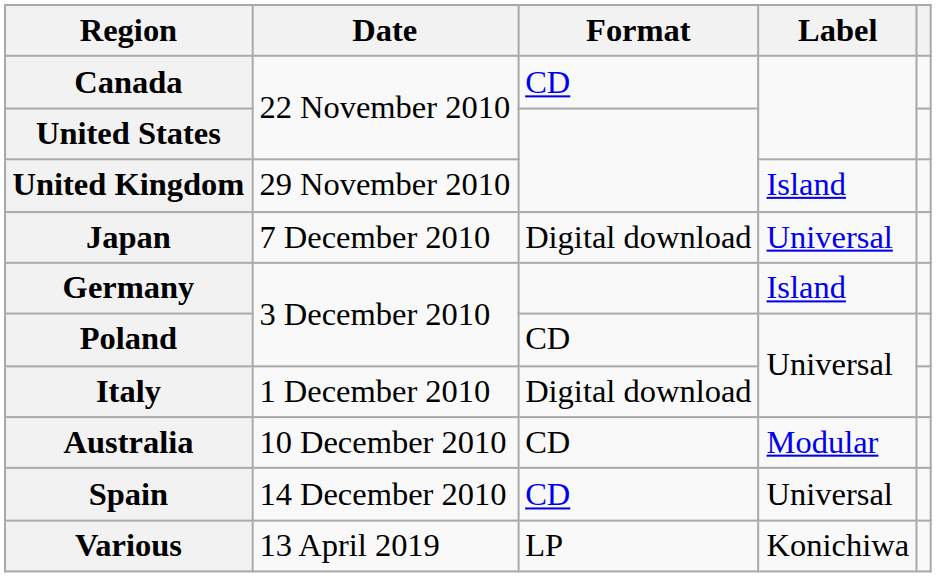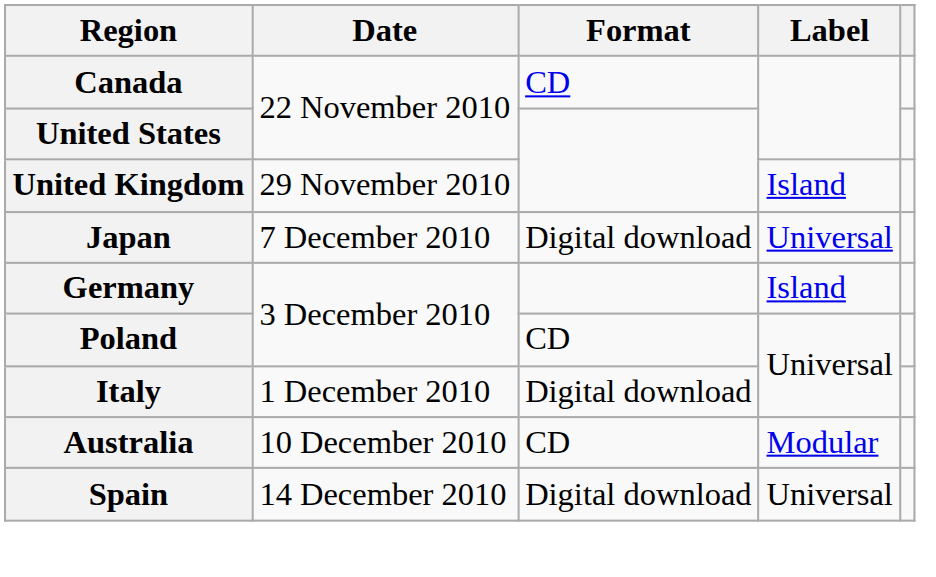(548, 493) CD -> (638, 493) Digital download
- row: (128, 545)
